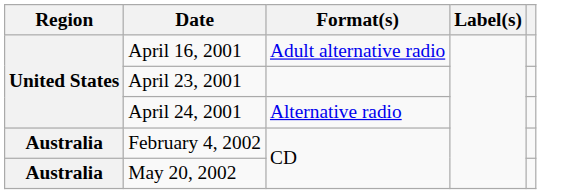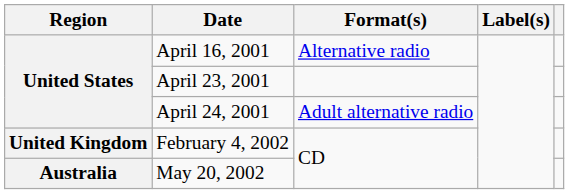(358, 50) Adult alternative radio -> (364, 50) Alternative radio
(336, 111) Alternative radio -> (386, 111) Adult alternative radio
(64, 142) Australia -> (78, 142) United Kingdom
